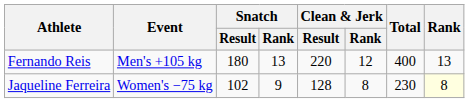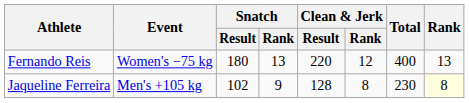(159, 62) Men's +105 kg -> (165, 62) Women's −75 kg
(165, 85) Women's −75 kg -> (159, 85) Men's +105 kg
